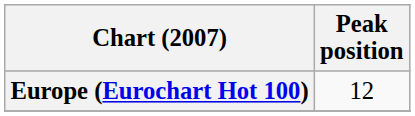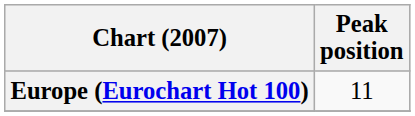(362, 90) 12 -> (362, 90) 11
